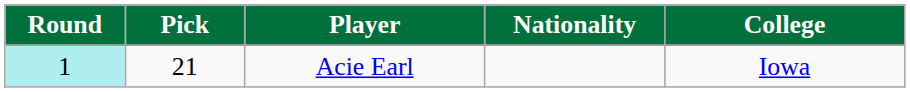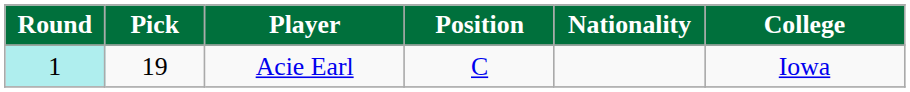+ column: (480, 24)
(185, 65) 21 -> (155, 65) 19
